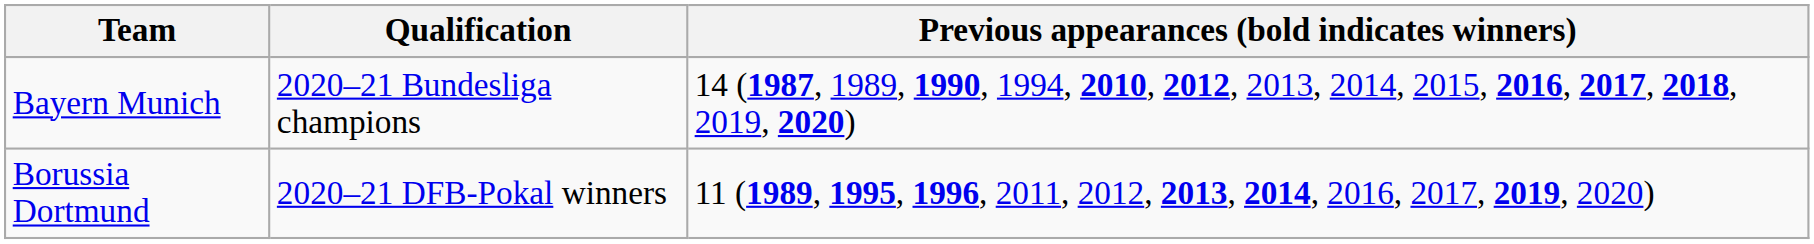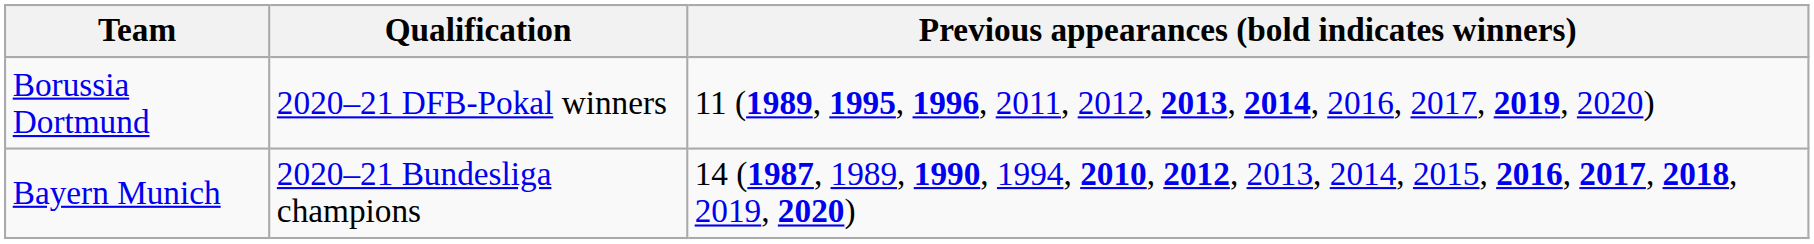rows swapped: (81, 192) <-> (117, 102)
